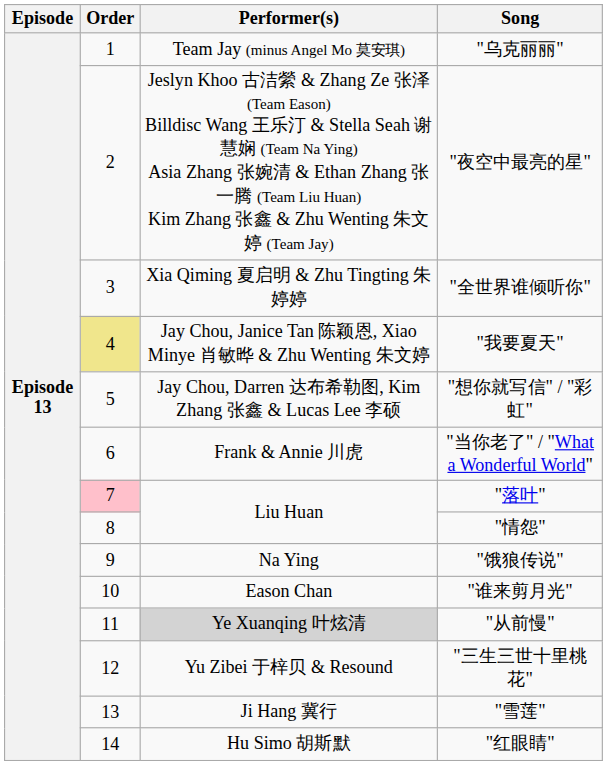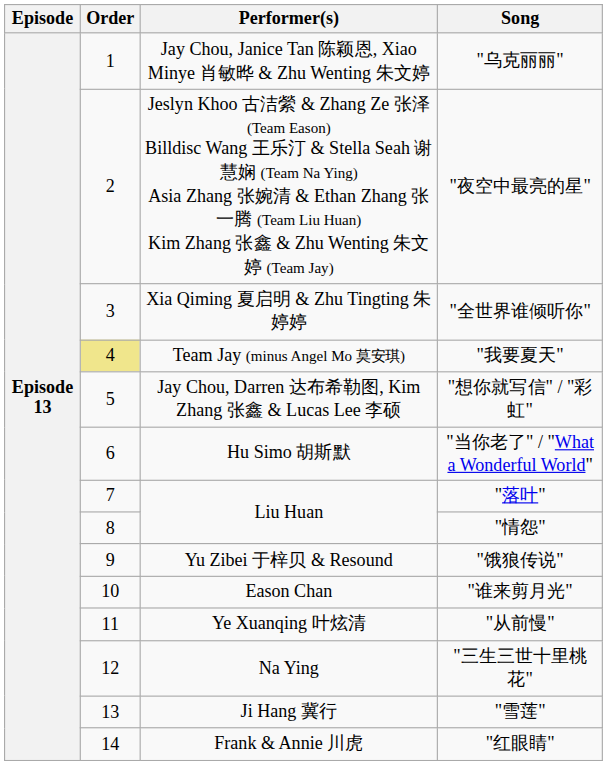(289, 48) Team Jay (minus Angel Mo 莫安琪) -> (289, 60) Jay Chou, Janice Tan 陈颖恩, Xiao Minye 肖敏晔 & Zhu Wenting 朱文婷
(289, 343) Jay Chou, Janice Tan 陈颖恩, Xiao Minye 肖敏晔 & Zhu Wenting 朱文婷 -> (289, 355) Team Jay (minus Angel Mo 莫安琪)
(289, 453) Frank & Annie 川虎 -> (289, 453) Hu Simo 胡斯默
(110, 495) pink background -> (110, 495) no background
(289, 559) Na Ying -> (289, 559) Yu Zibei 于梓贝 & Resound
(289, 623) lightgrey background -> (289, 623) no background
(289, 667) Yu Zibei 于梓贝 & Resound -> (289, 668) Na Ying
(289, 743) Hu Simo 胡斯默 -> (289, 743) Frank & Annie 川虎
